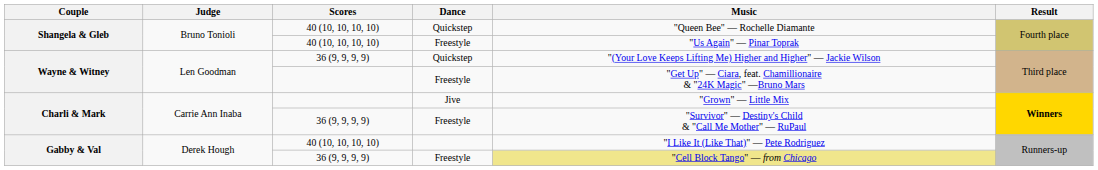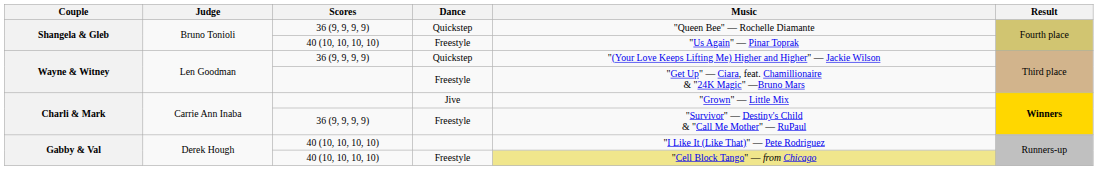(343, 27) 40 (10, 10, 10, 10) -> (343, 27) 36 (9, 9, 9, 9)
(343, 158) 36 (9, 9, 9, 9) -> (343, 158) 40 (10, 10, 10, 10)
